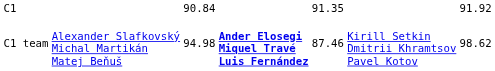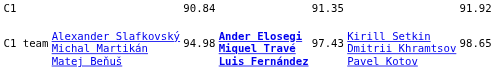(328, 43) 87.46 -> (328, 43) 97.43
(476, 43) 98.62 -> (476, 43) 98.65
